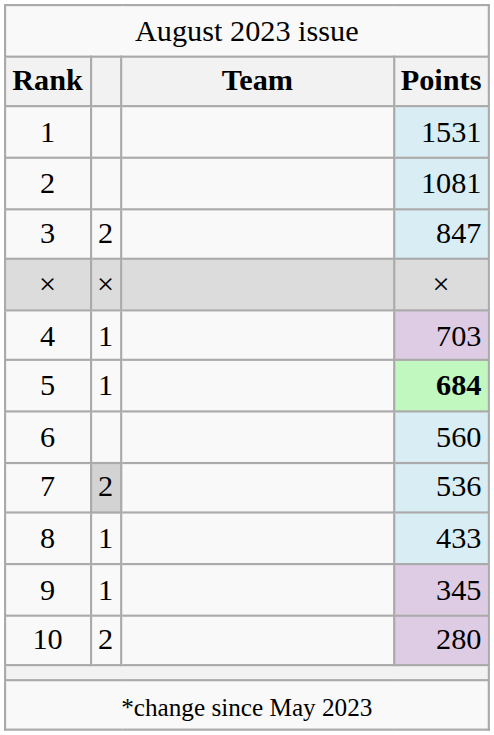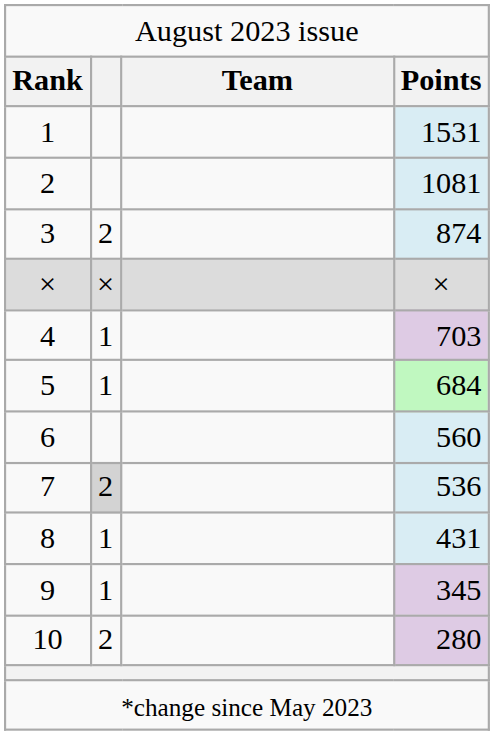(459, 233) 847 -> (459, 233) 874
(459, 385) bold -> (459, 385) normal
(459, 537) 433 -> (459, 537) 431
